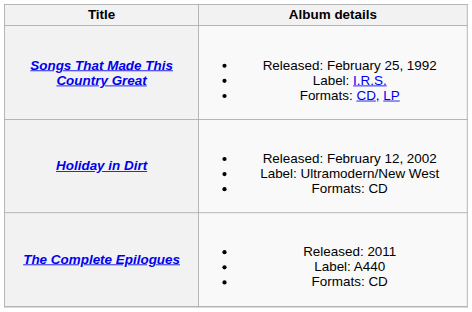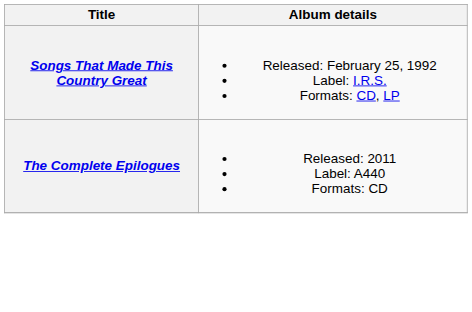- row: (102, 166)
